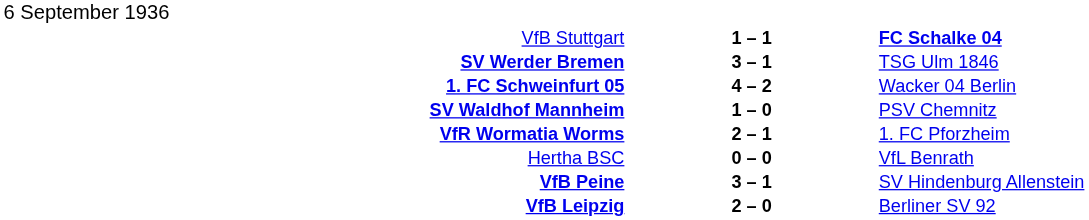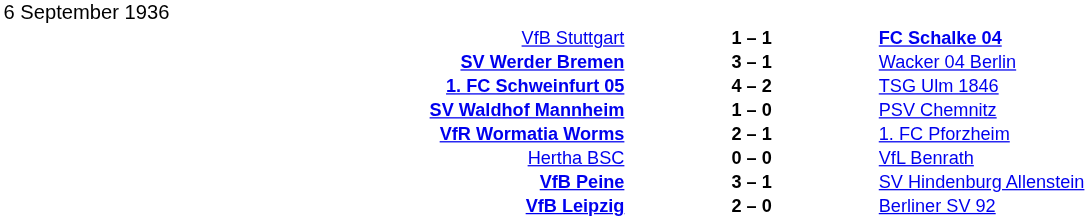(939, 62) TSG Ulm 1846 -> (947, 62) Wacker 04 Berlin
(947, 86) Wacker 04 Berlin -> (939, 86) TSG Ulm 1846
